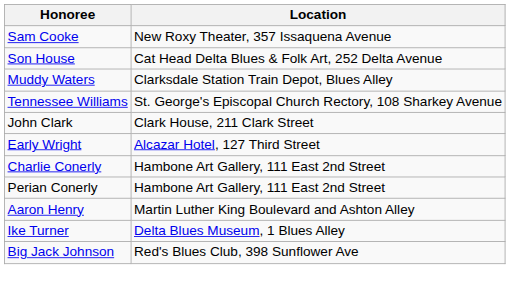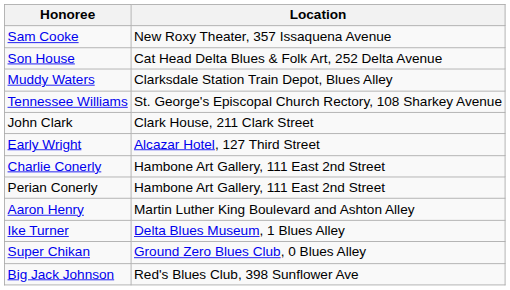+ row: (49, 252)
